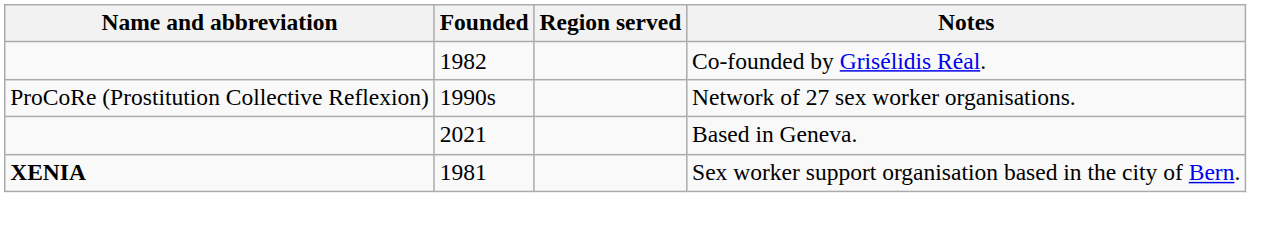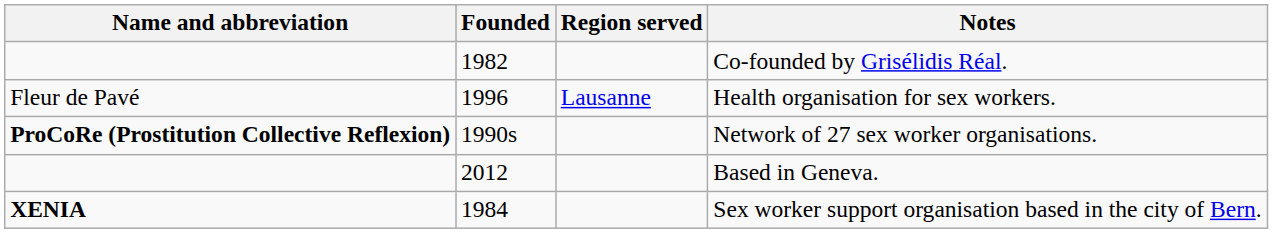+ row: (885, 97)
(220, 97) normal -> (230, 135) bold
(463, 135) 2021 -> (485, 172) 2012
(463, 172) 1981 -> (485, 209) 1984
